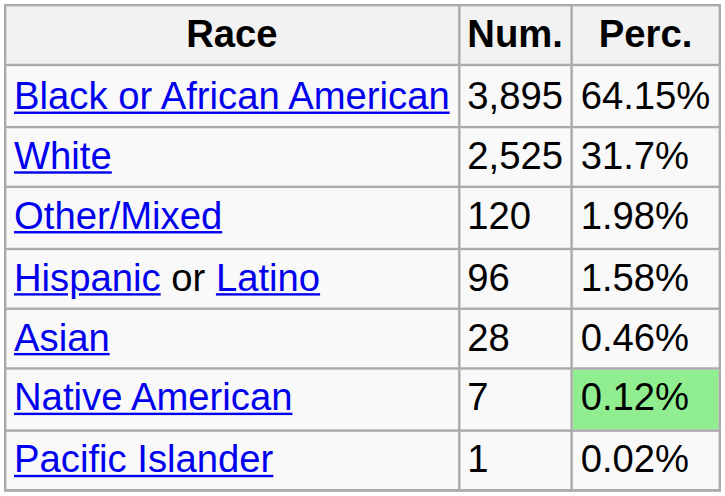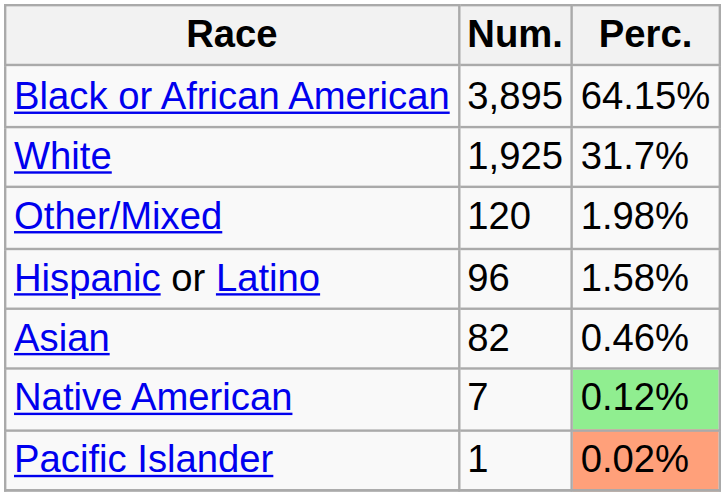(515, 156) 2,525 -> (515, 156) 1,925
(489, 338) 28 -> (489, 338) 82
(635, 459) no background -> (635, 459) lightsalmon background
